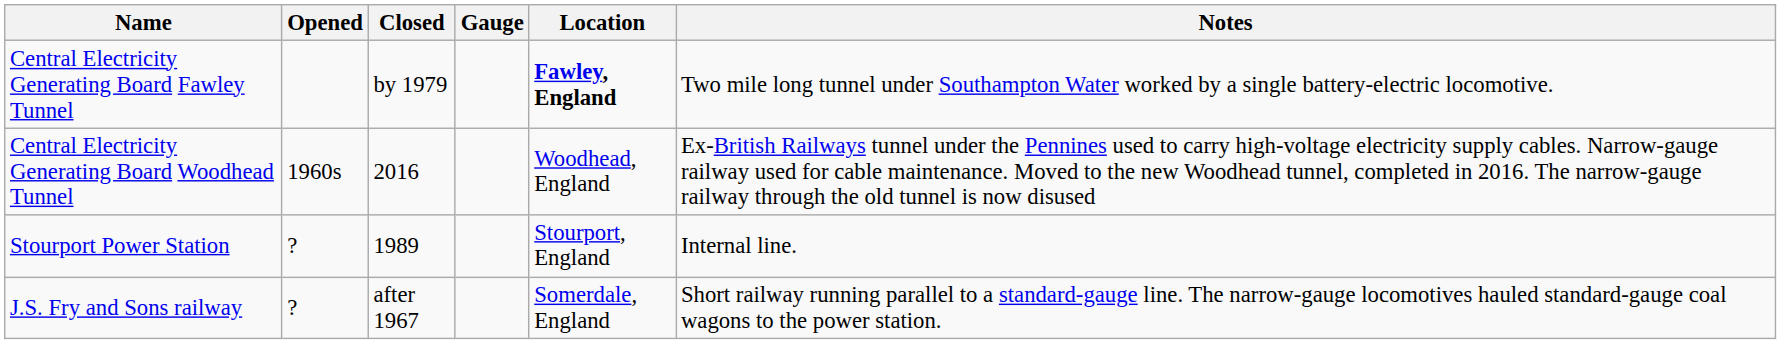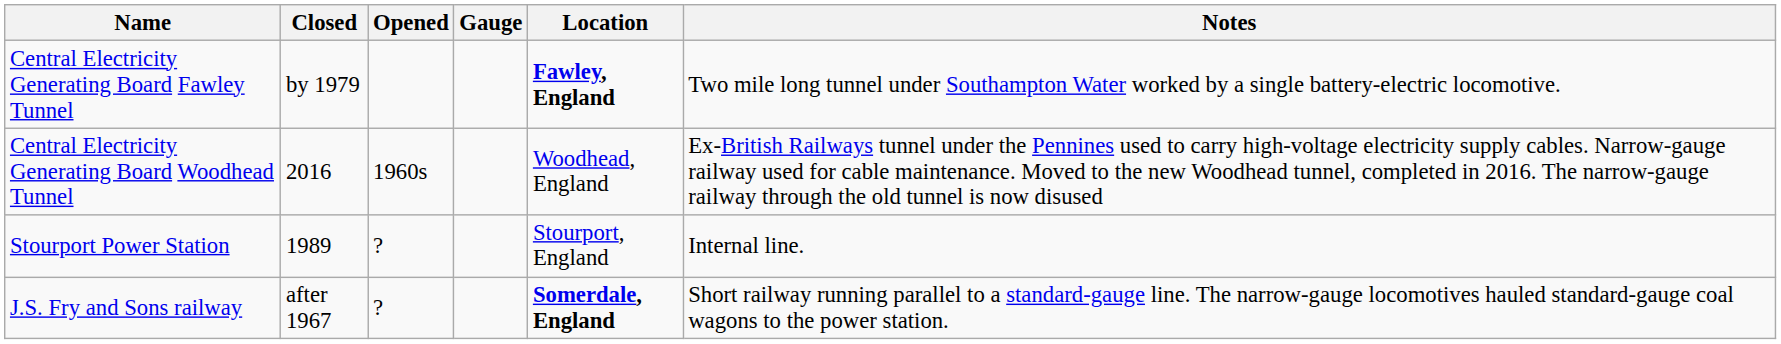columns swapped: (325, 22) <-> (412, 22)
(586, 307) normal -> (587, 307) bold
